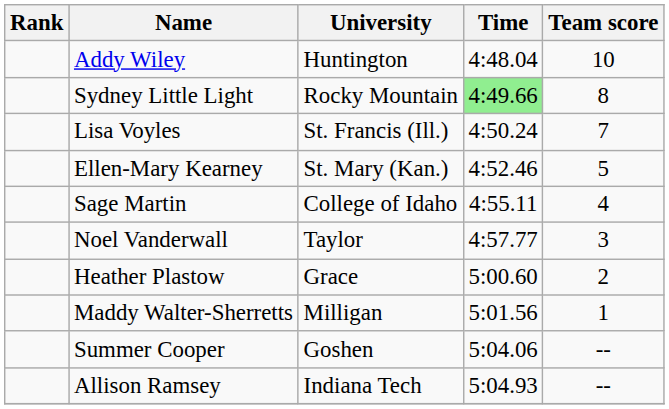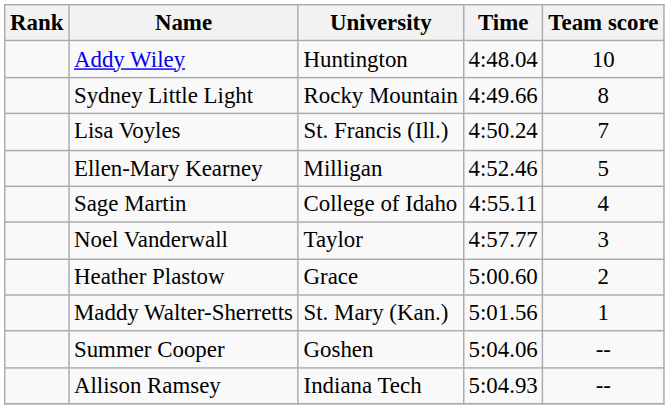(503, 95) lightgreen background -> (503, 95) no background
(376, 167) St. Mary (Kan.) -> (343, 167) Milligan
(343, 312) Milligan -> (376, 312) St. Mary (Kan.)
